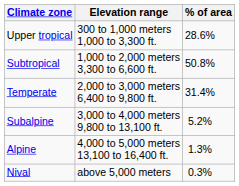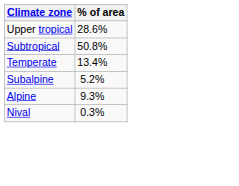- column: (129, 12)
(200, 92) 31.4% -> (92, 63) 13.4%
(198, 150) 1.3% -> (91, 96) 9.3%
